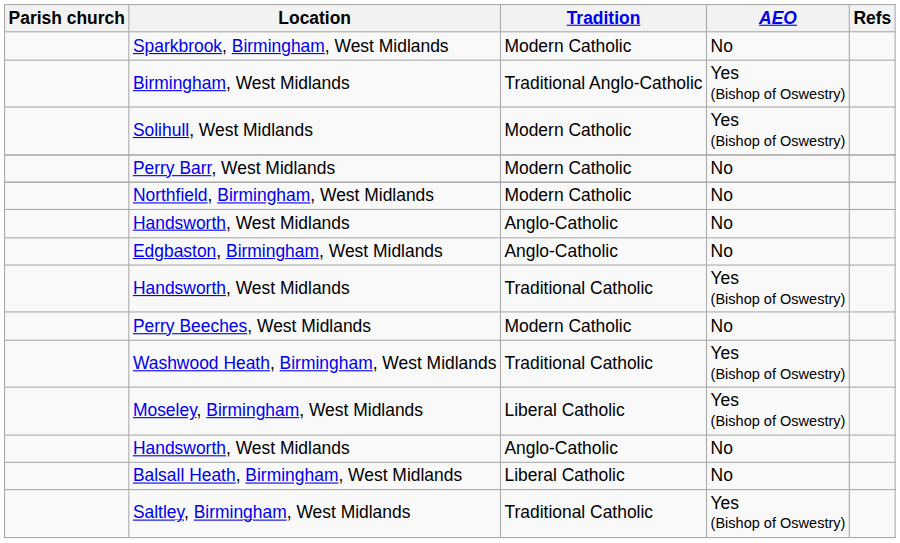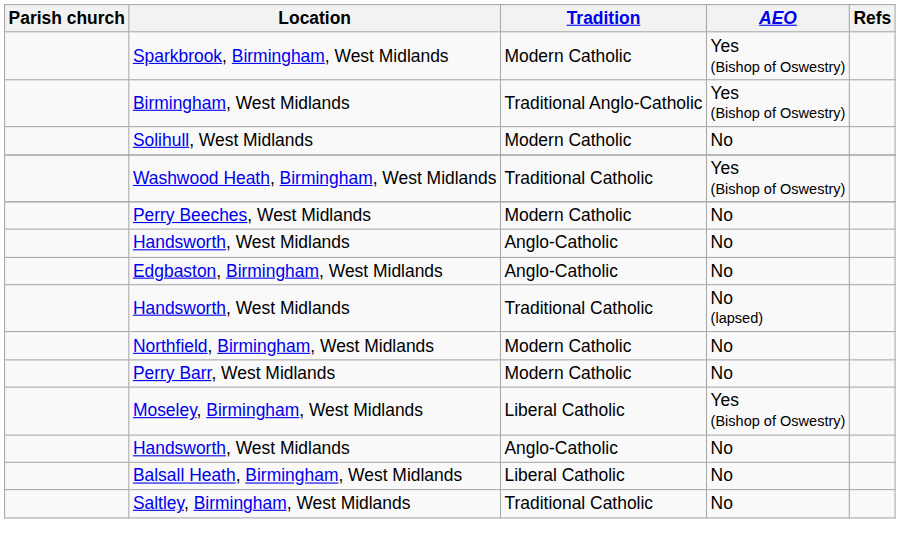(722, 45) No -> (778, 55) Yes (Bishop of Oswestry)
(778, 130) Yes (Bishop of Oswestry) -> (722, 140) No
rows swapped: (234, 168) <-> (315, 363)
rows swapped: (252, 326) <-> (283, 195)
(778, 288) Yes (Bishop of Oswestry) -> (737, 308) No (lapsed)
(778, 513) Yes (Bishop of Oswestry) -> (722, 503) No
